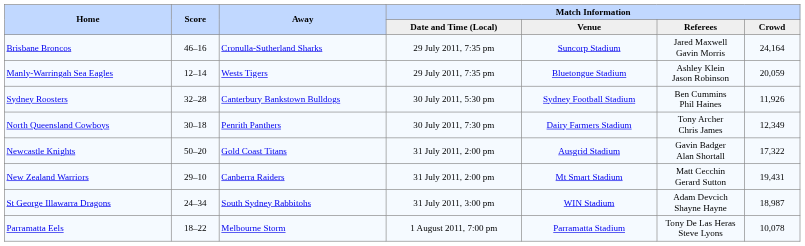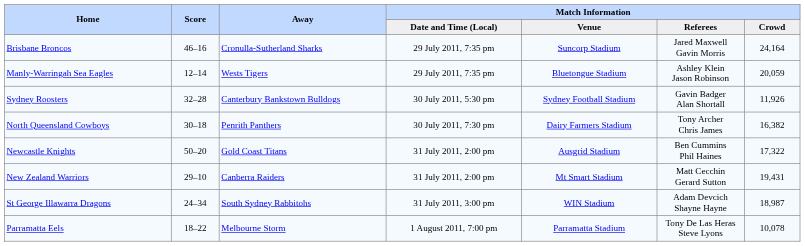(701, 99) Ben Cummins Phil Haines -> (701, 99) Gavin Badger Alan Shortall
(772, 125) 12,349 -> (772, 125) 16,382
(701, 150) Gavin Badger Alan Shortall -> (701, 150) Ben Cummins Phil Haines
